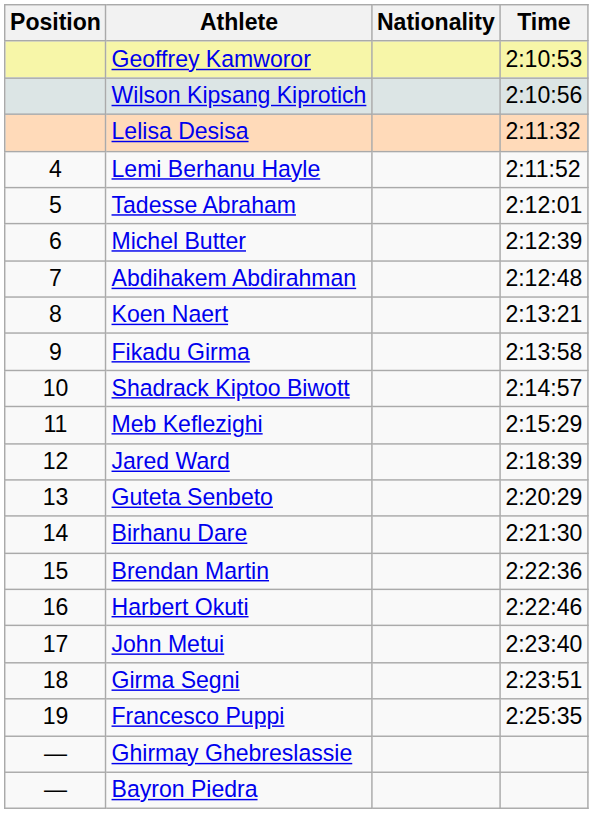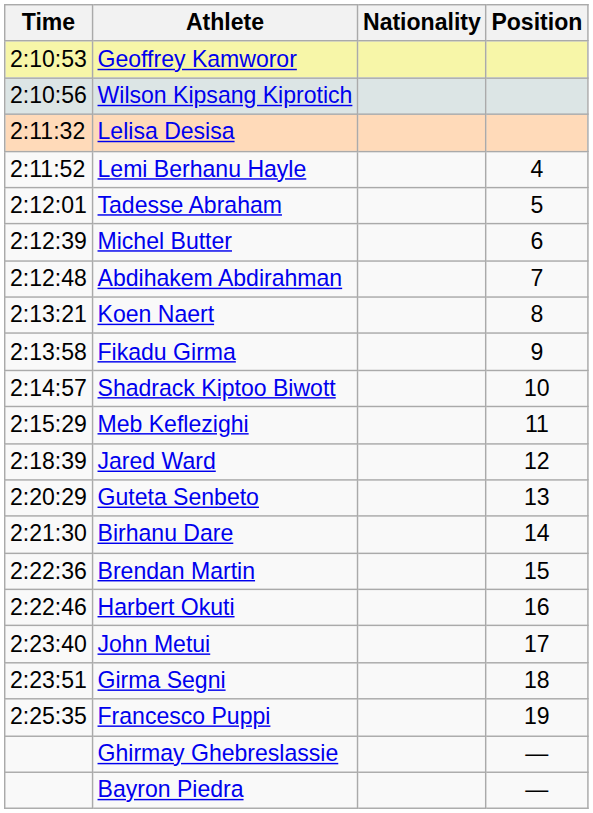columns swapped: (55, 22) <-> (544, 22)
